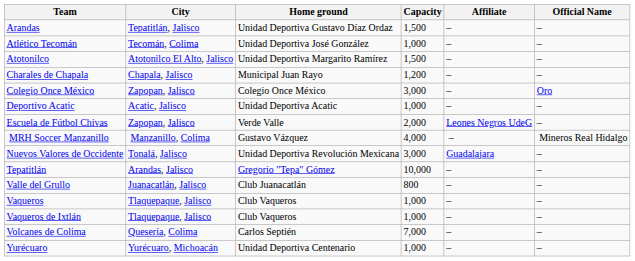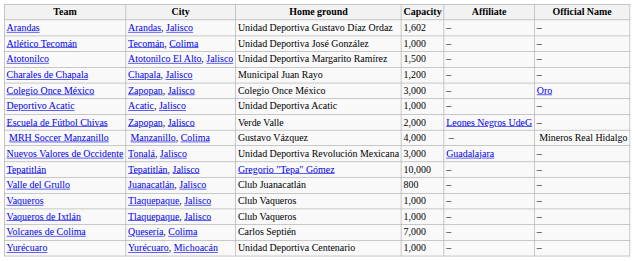(164, 28) Tepatitlán, Jalisco -> (161, 28) Arandas, Jalisco
(415, 28) 1,500 -> (415, 28) 1,602
(161, 169) Arandas, Jalisco -> (164, 169) Tepatitlán, Jalisco
